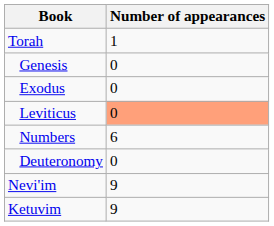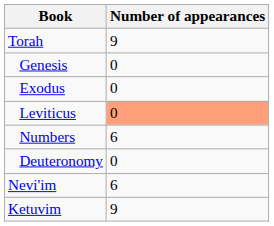(114, 40) 1 -> (114, 40) 9
(114, 185) 9 -> (114, 185) 6
